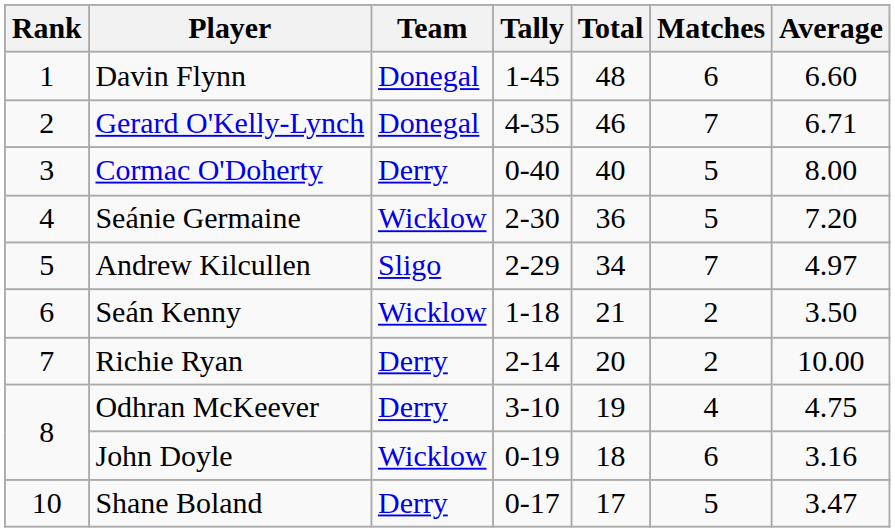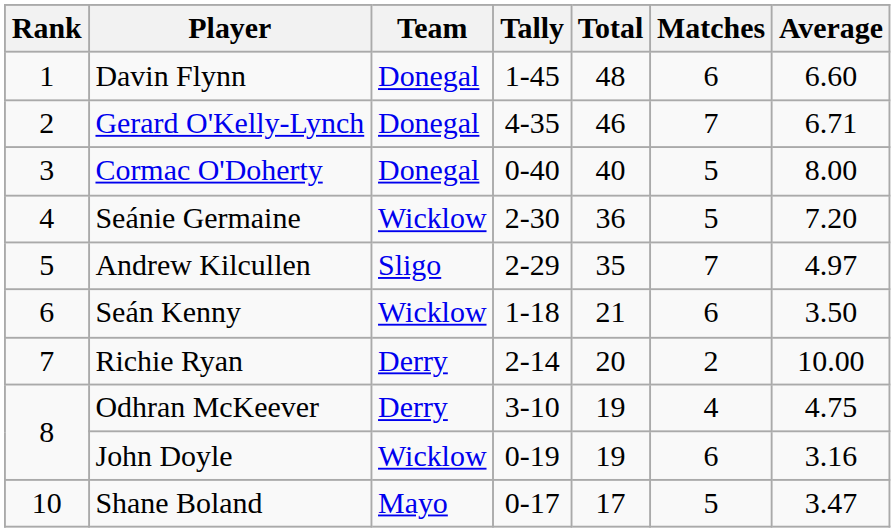(413, 170) Derry -> (429, 170) Donegal
(611, 265) 34 -> (611, 265) 35
(711, 312) 2 -> (711, 312) 6
(611, 455) 18 -> (611, 455) 19
(413, 502) Derry -> (413, 502) Mayo
